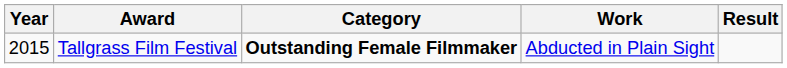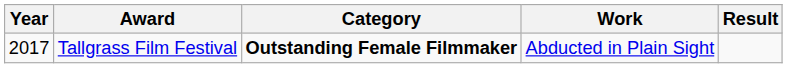(29, 47) 2015 -> (29, 47) 2017
